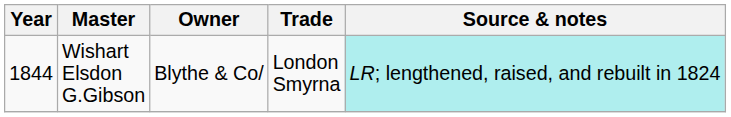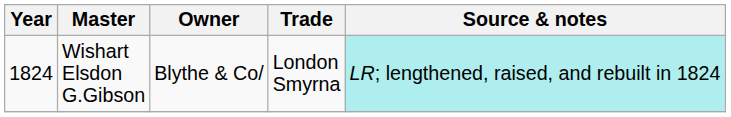(31, 73) 1844 -> (31, 73) 1824
